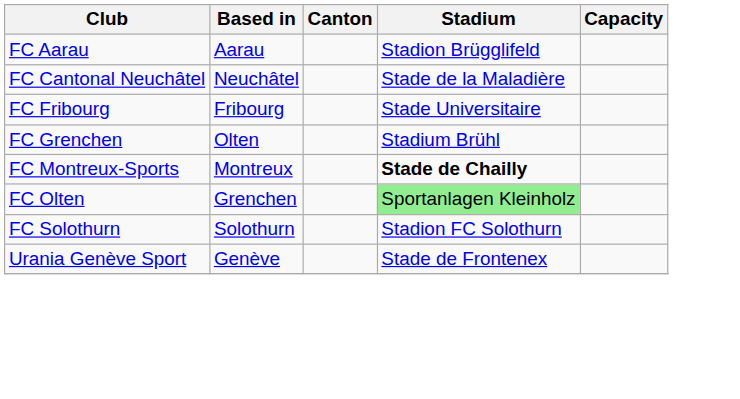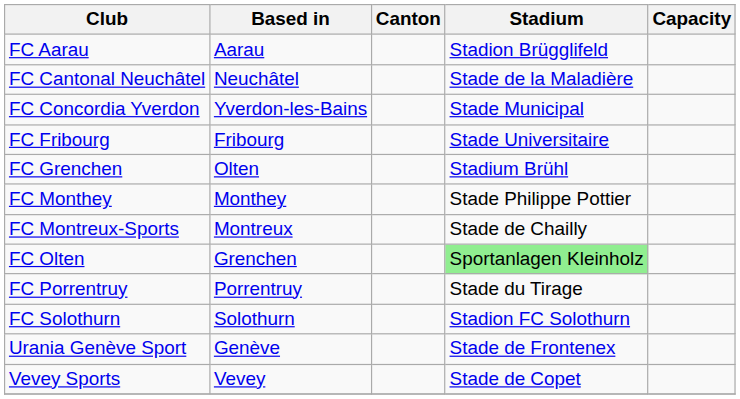+ row: (104, 109)
+ row: (60, 199)
(454, 169) bold -> (518, 229) normal
+ row: (68, 288)
+ row: (65, 378)
